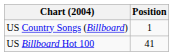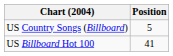(149, 28) 1 -> (149, 28) 5
